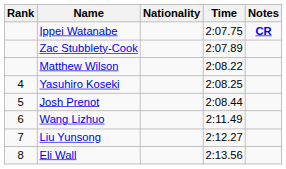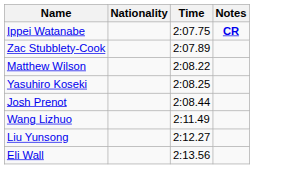- column: (21, 13)
